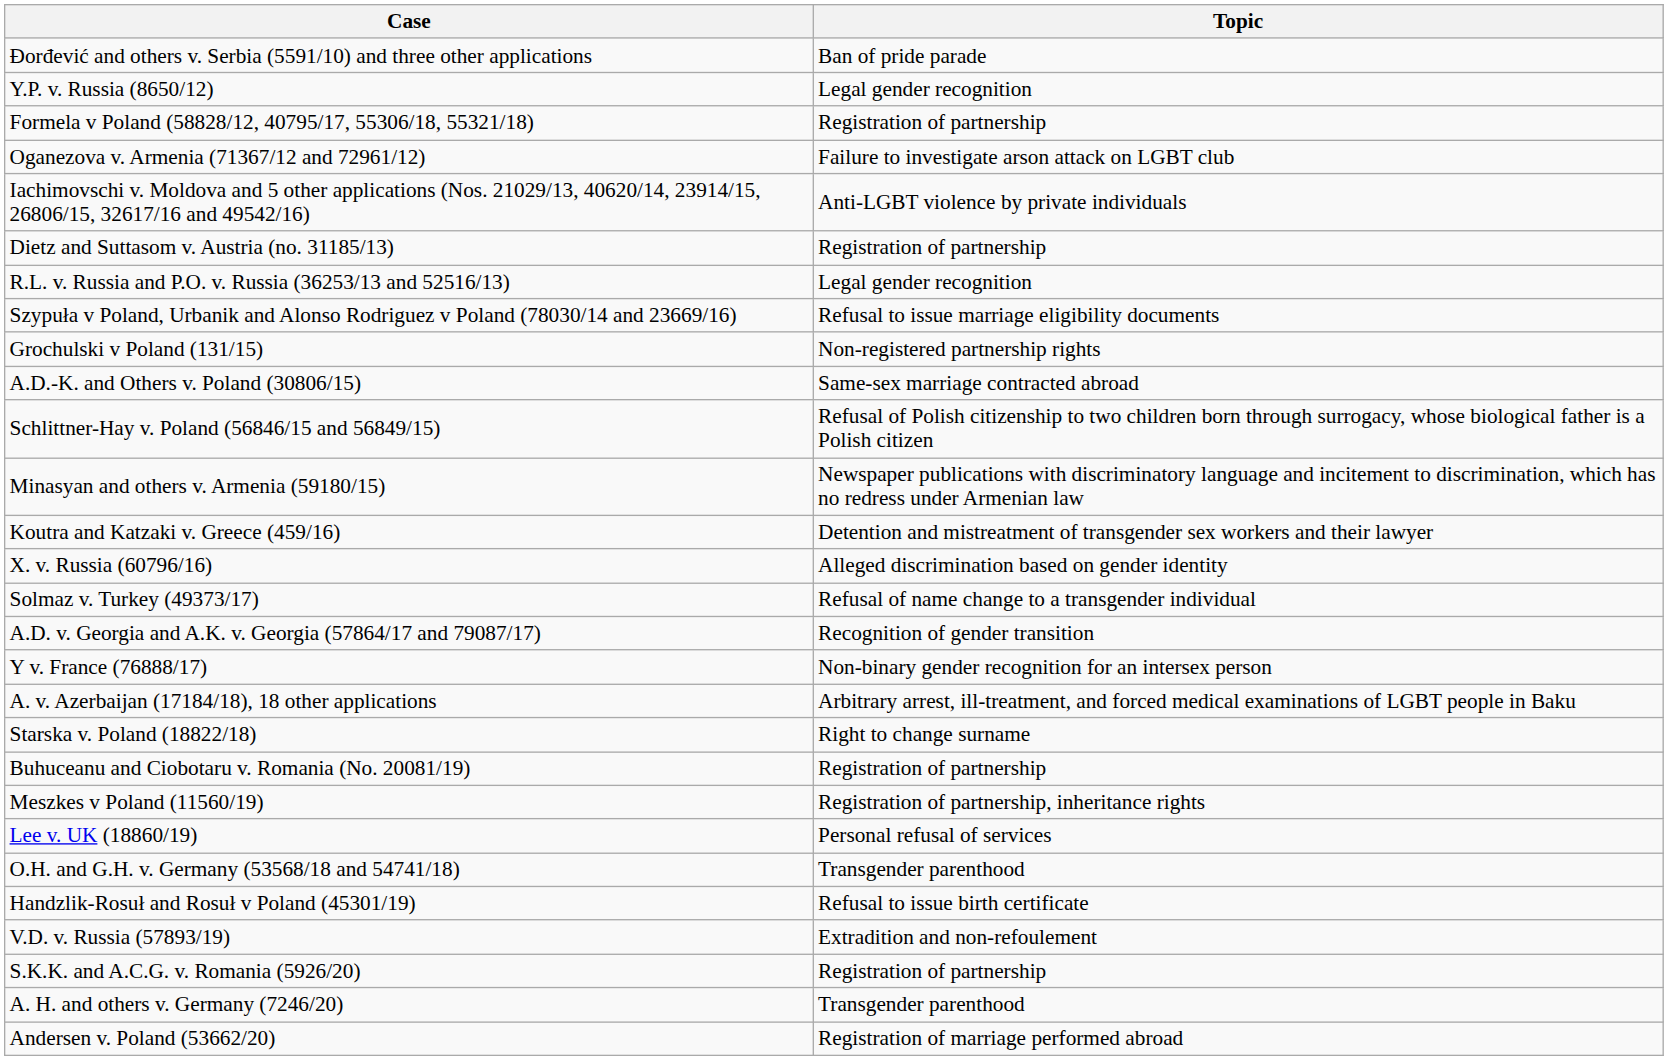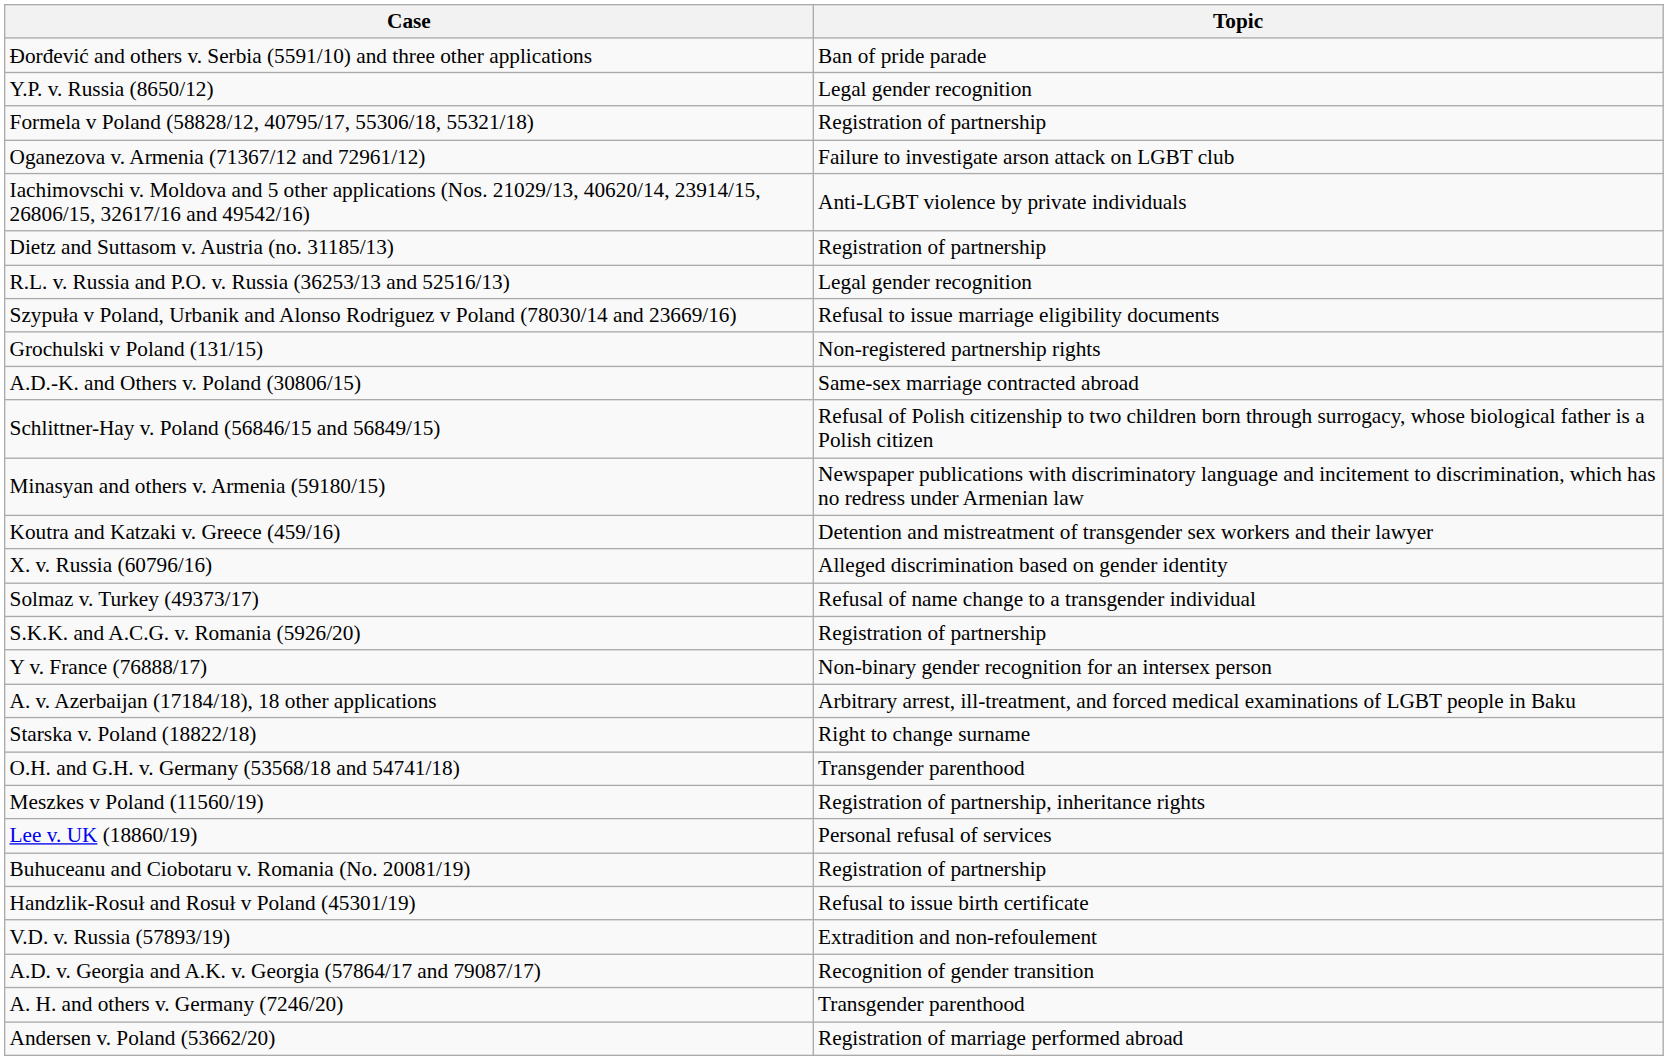rows swapped: (275, 633) <-> (185, 970)
rows swapped: (235, 869) <-> (240, 768)
